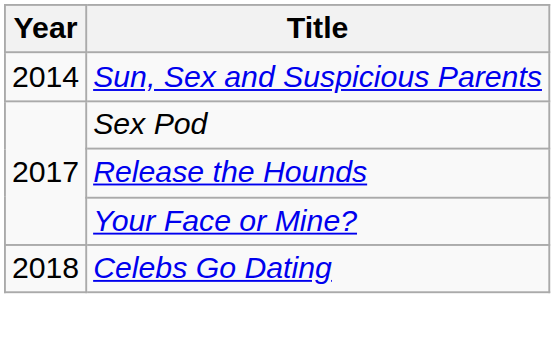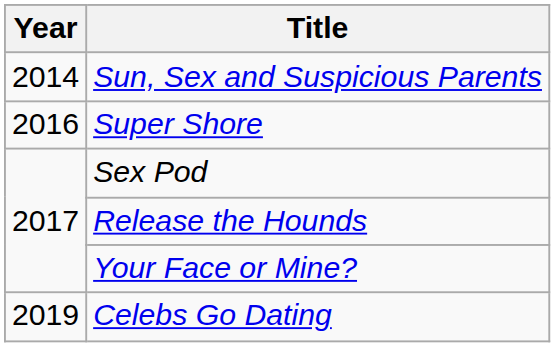+ row: (178, 124)
(46, 268) 2018 -> (46, 316) 2019
